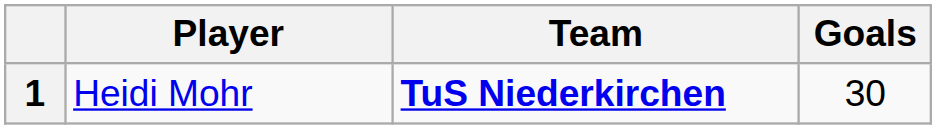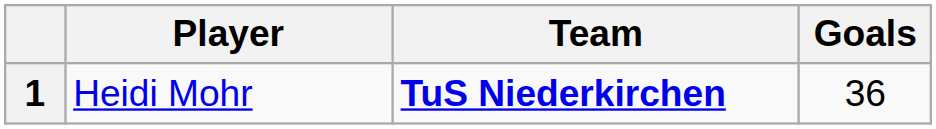(865, 92) 30 -> (865, 92) 36
